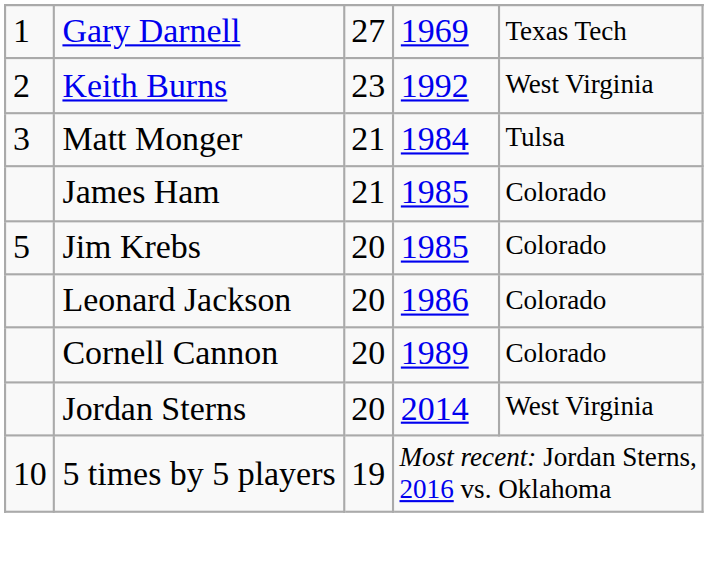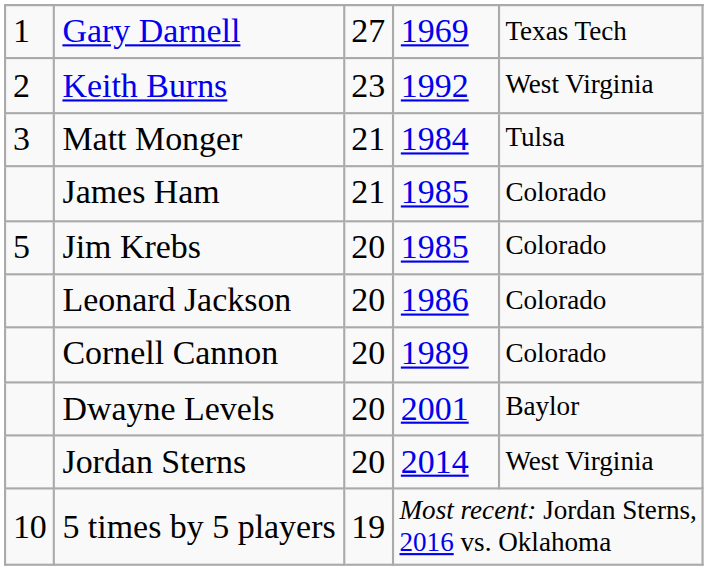+ row: (168, 407)
